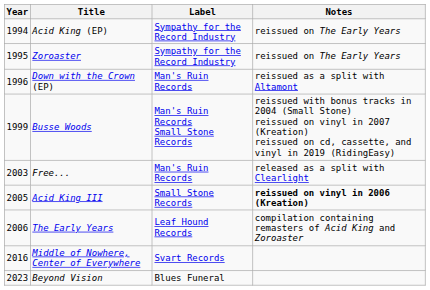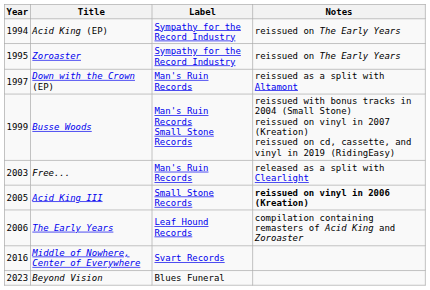(17, 81) 1996 -> (17, 81) 1997
